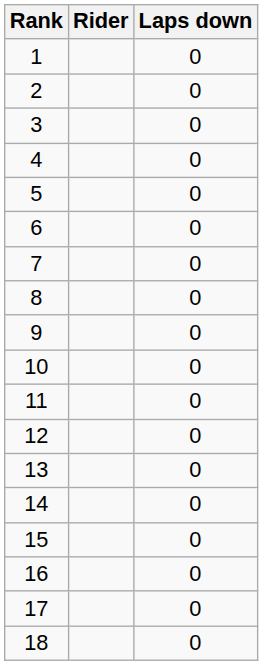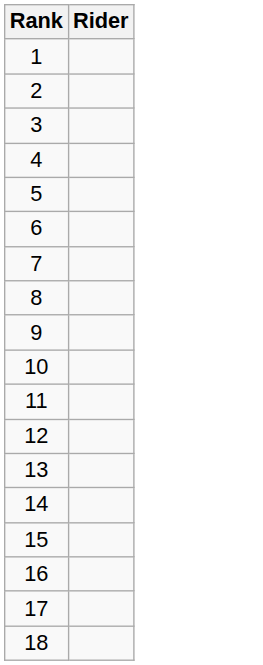- column: (195, 21)
